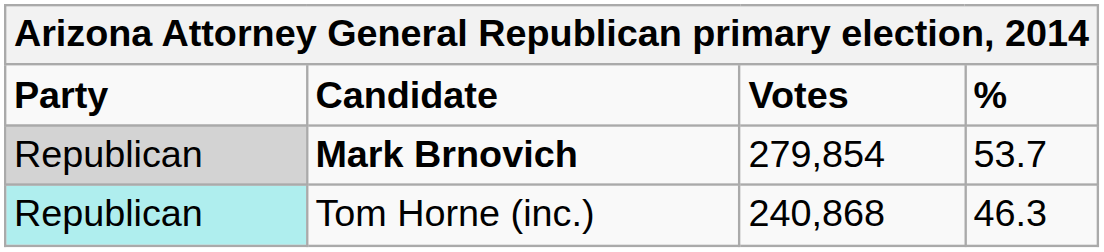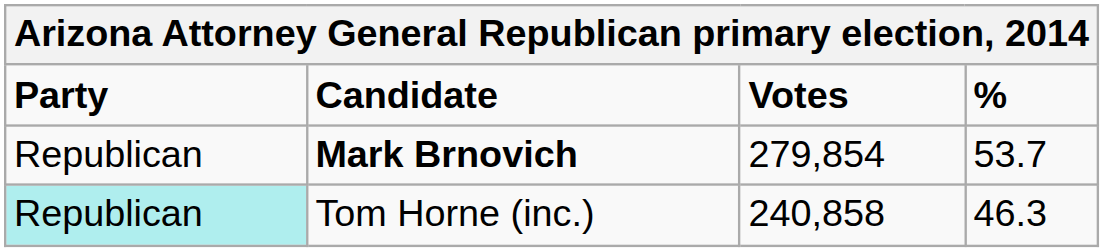(108, 154) lightgrey background -> (108, 154) no background
(817, 214) 240,868 -> (817, 214) 240,858
